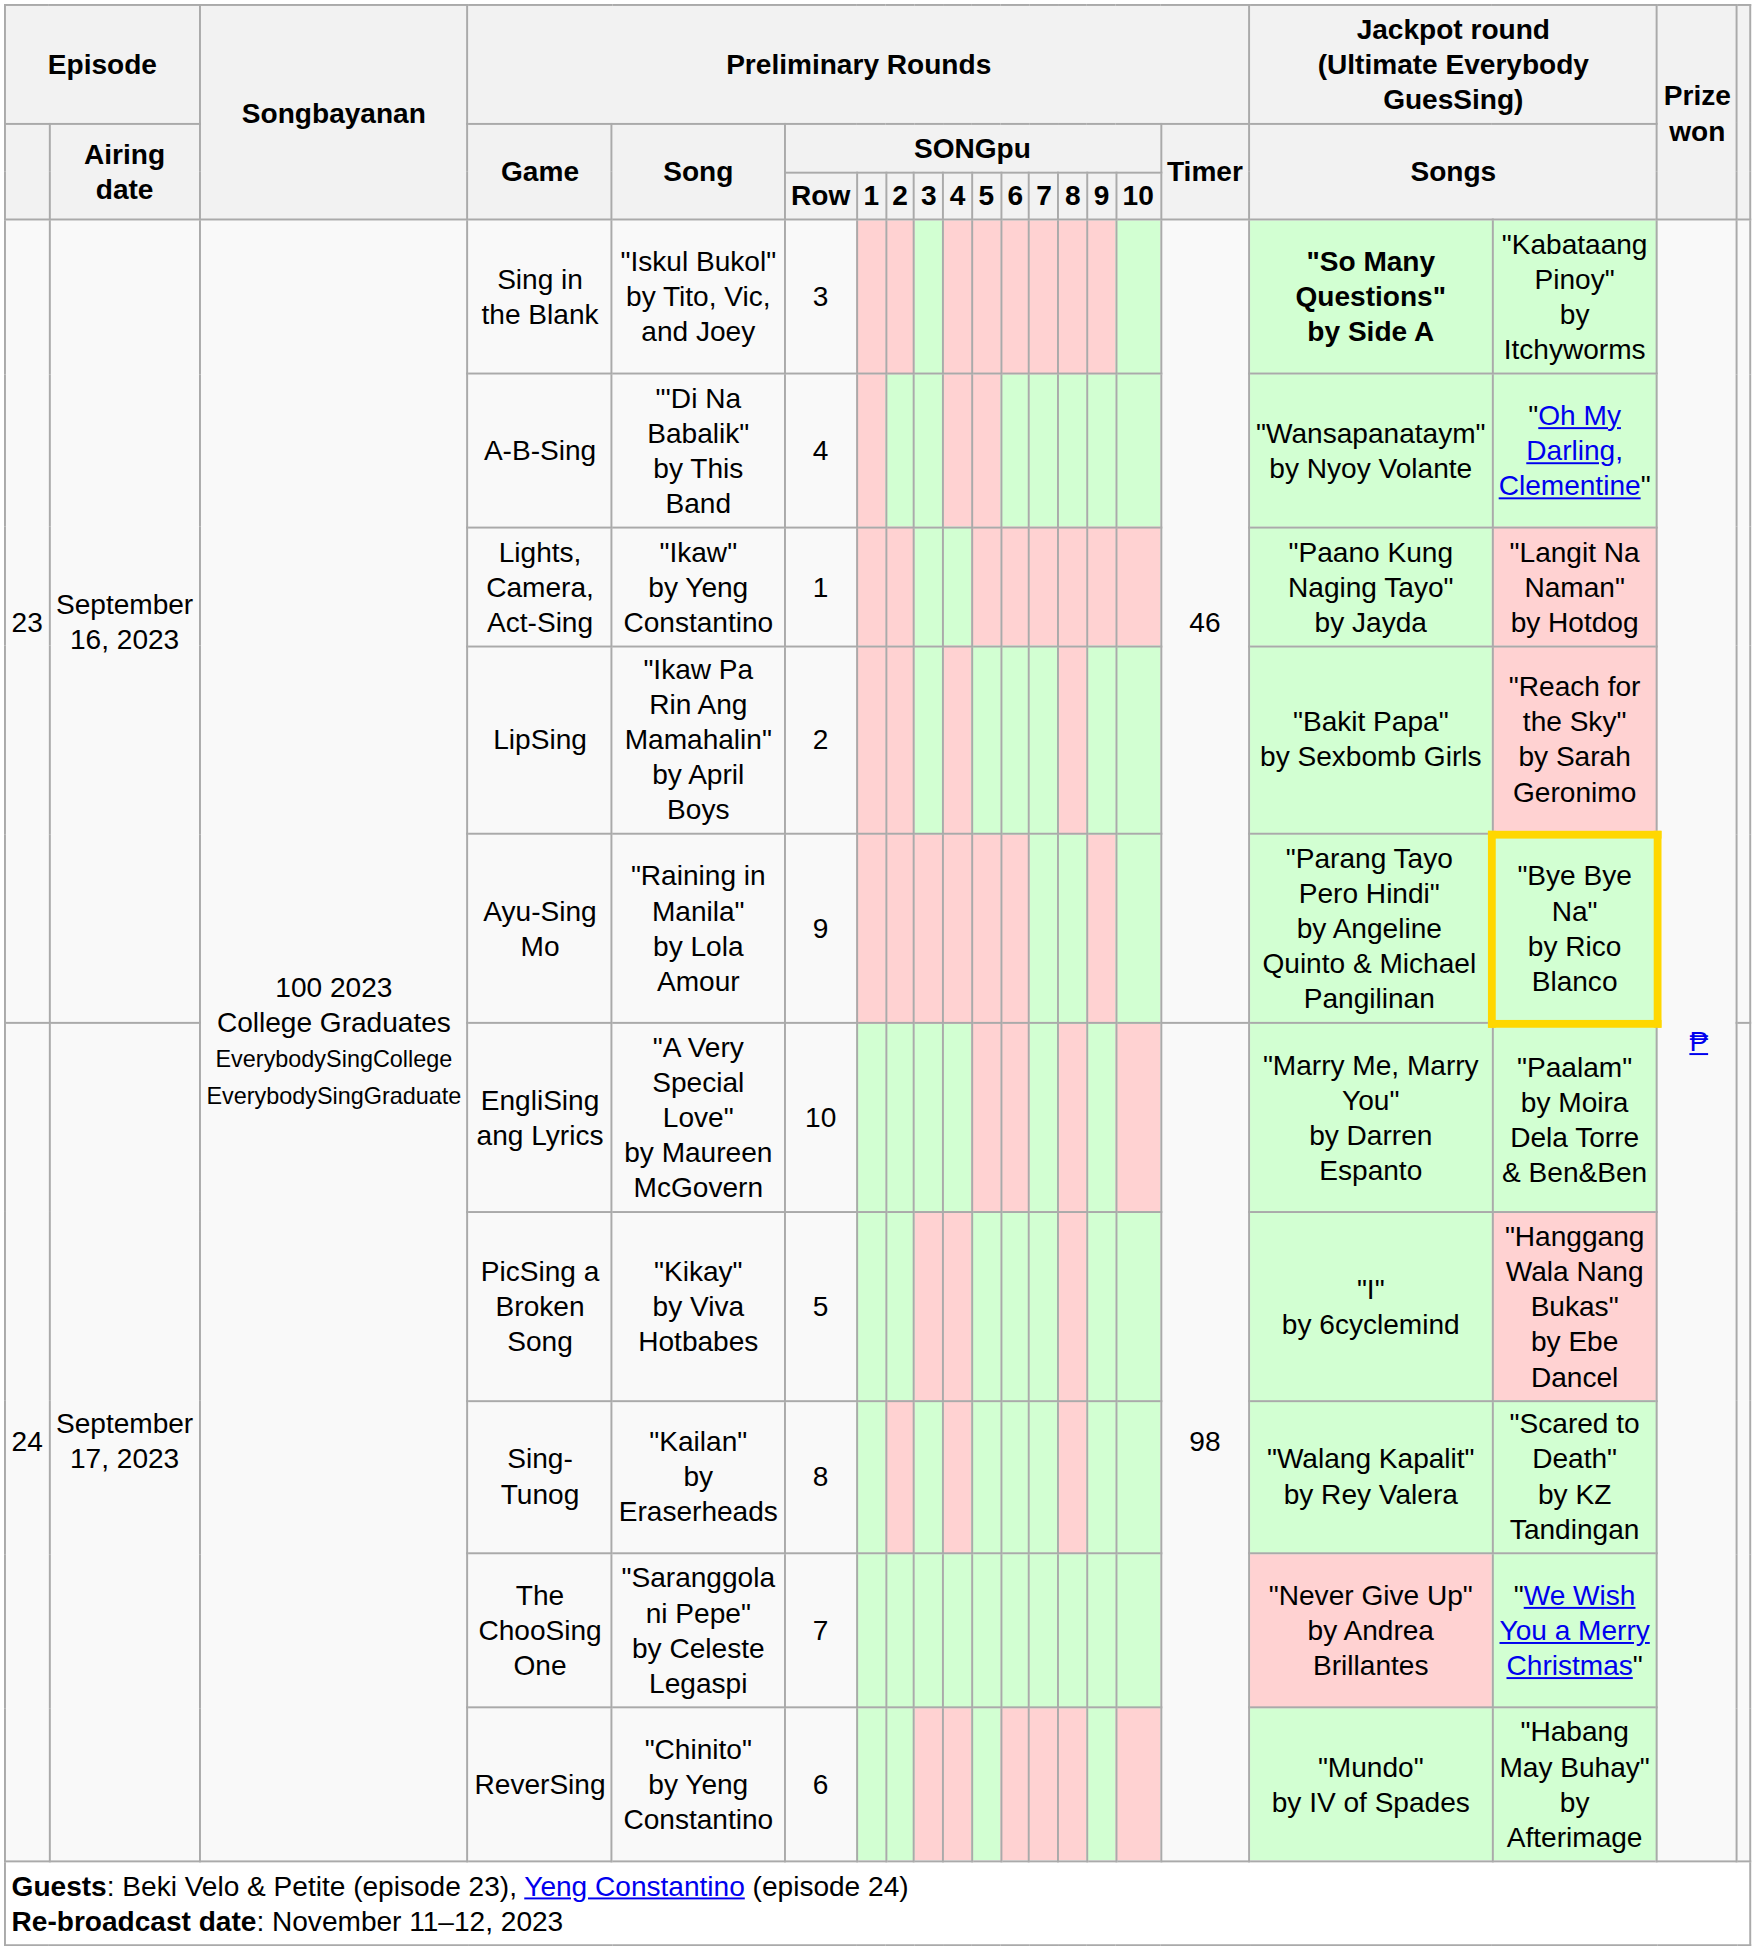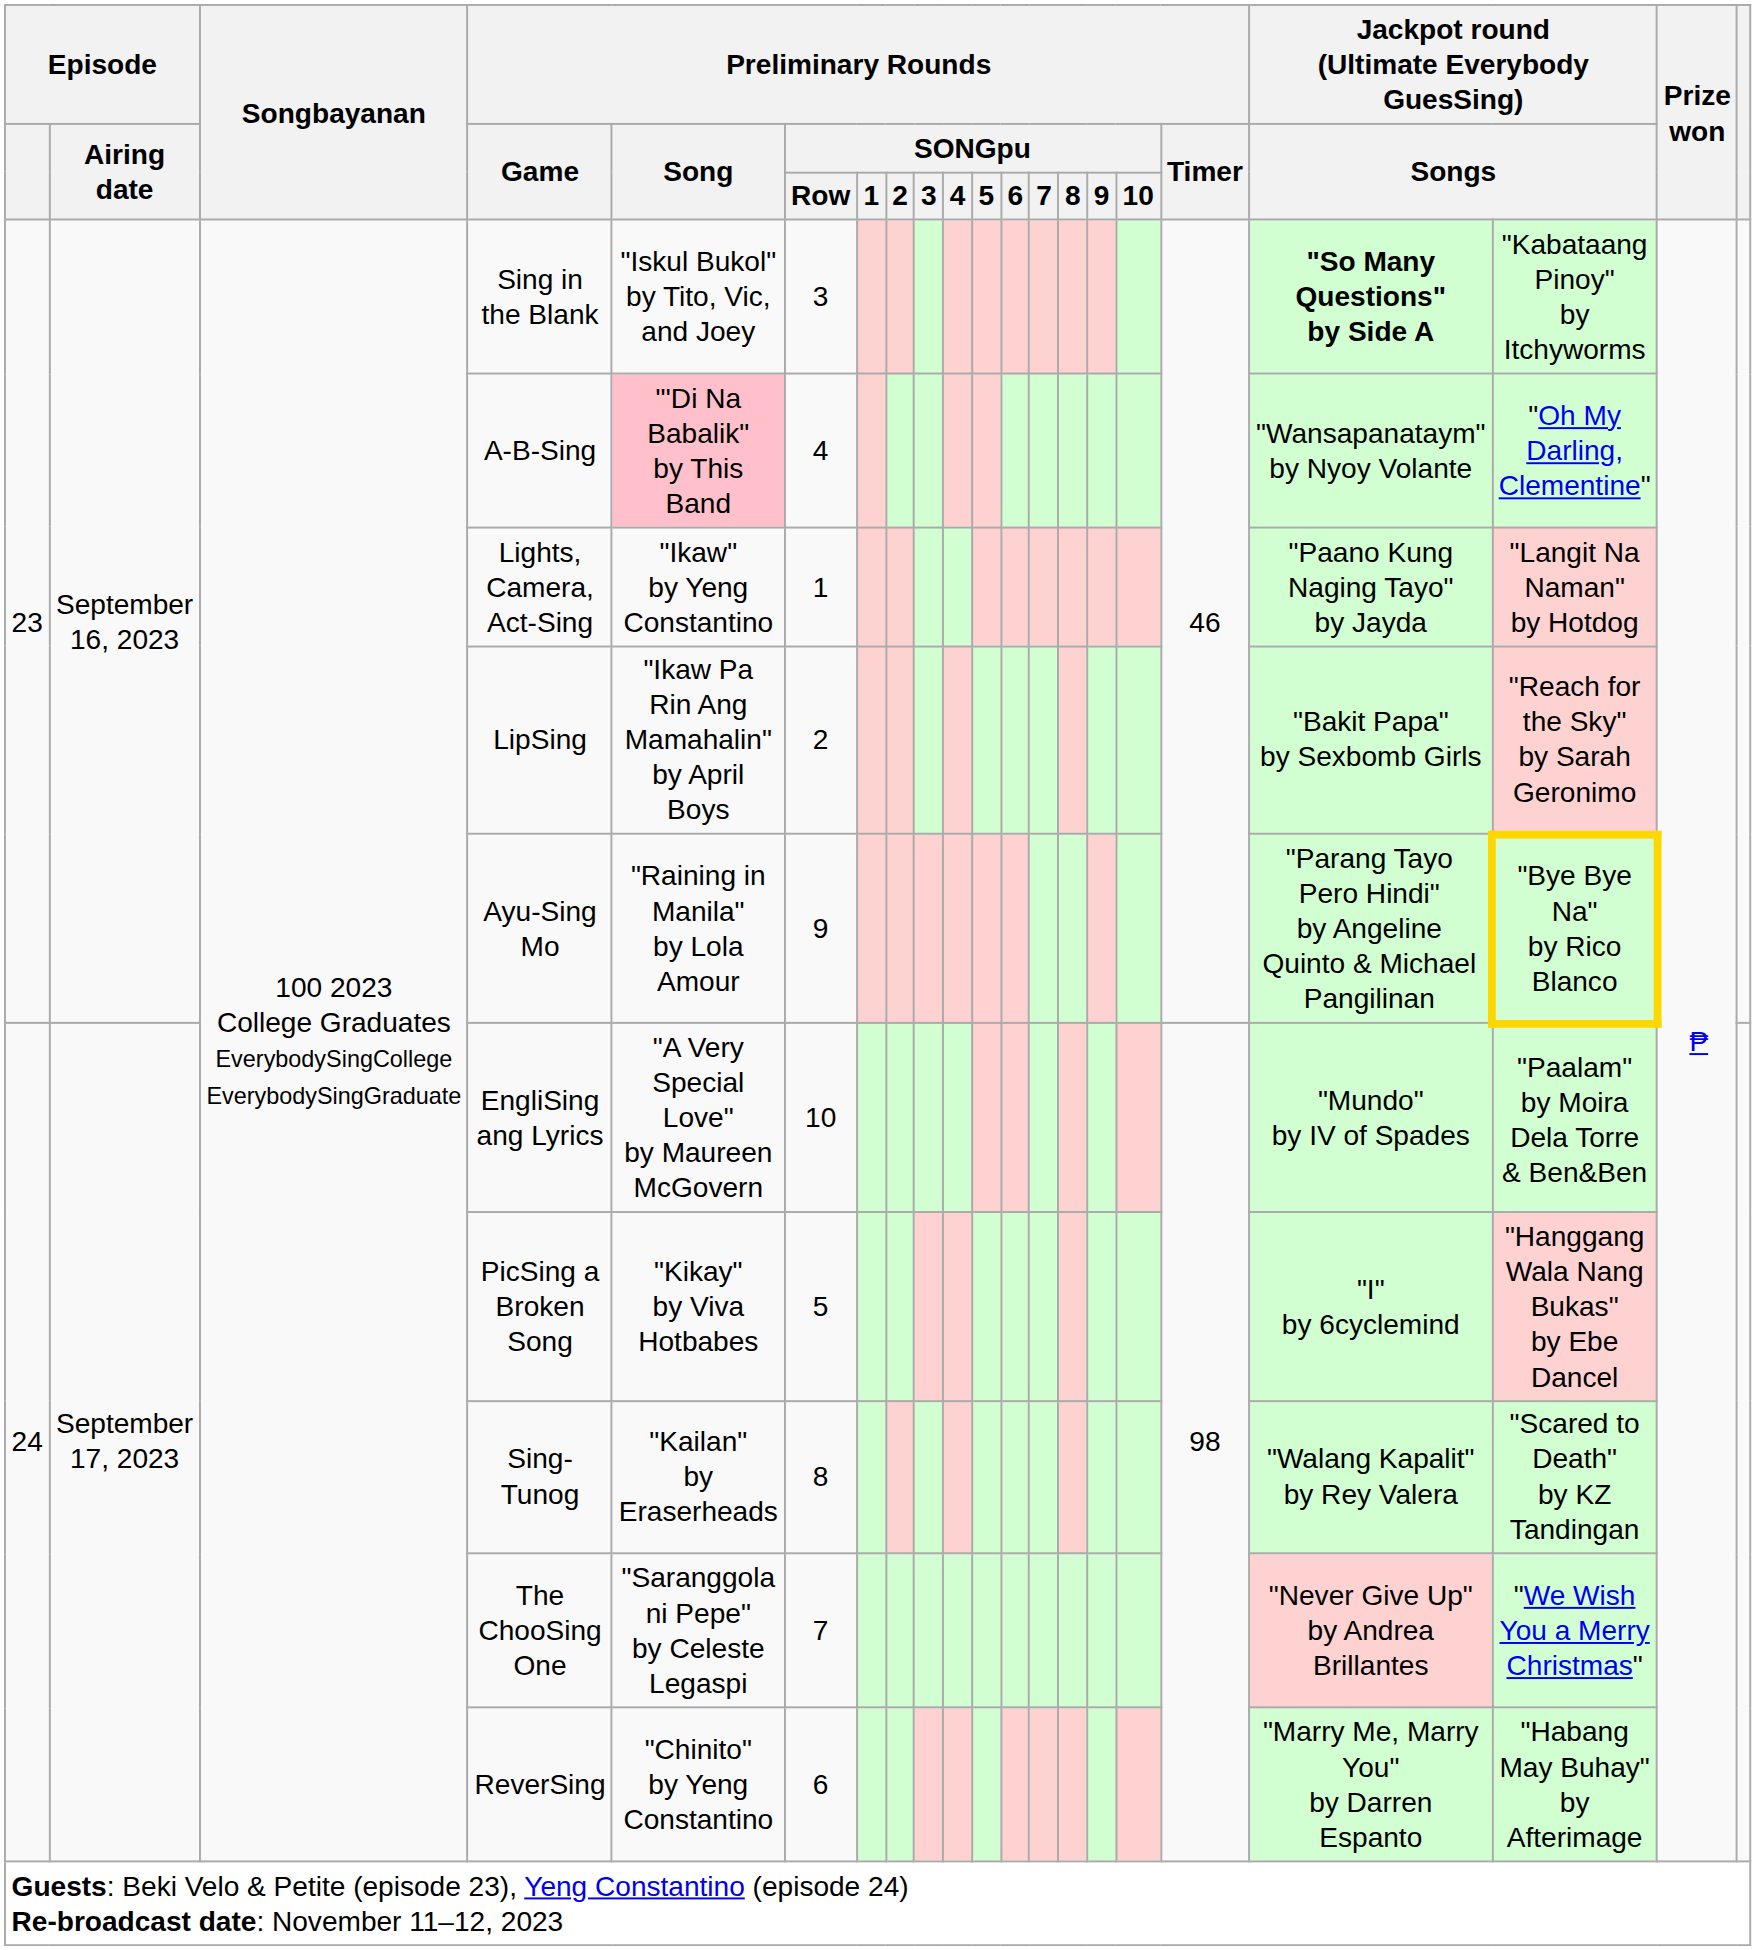(698, 451) no background -> (698, 451) pink background
(1371, 1118) "Marry Me, Marry You" by Darren Espanto -> (1371, 1118) "Mundo" by IV of Spades
(1371, 1784) "Mundo" by IV of Spades -> (1371, 1784) "Marry Me, Marry You" by Darren Espanto
